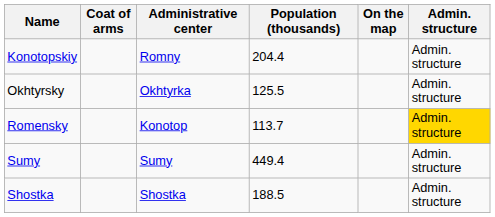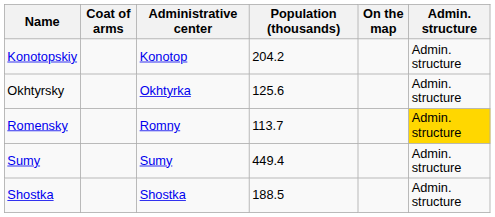(160, 56) Romny -> (163, 56) Konotop
(268, 56) 204.4 -> (268, 56) 204.2
(268, 91) 125.5 -> (268, 91) 125.6
(163, 125) Konotop -> (160, 125) Romny
